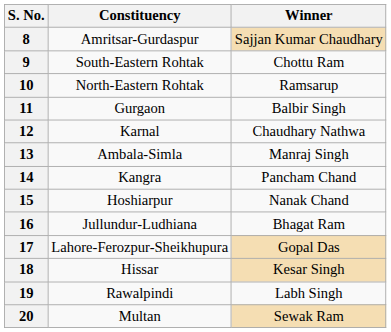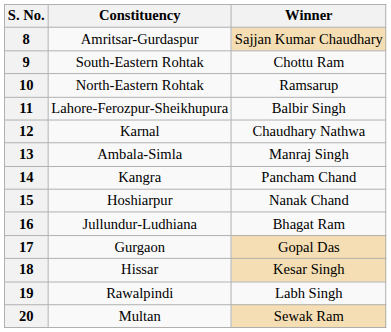(140, 108) Gurgaon -> (140, 108) Lahore-Ferozpur-Sheikhupura
(140, 246) Lahore-Ferozpur-Sheikhupura -> (140, 246) Gurgaon
